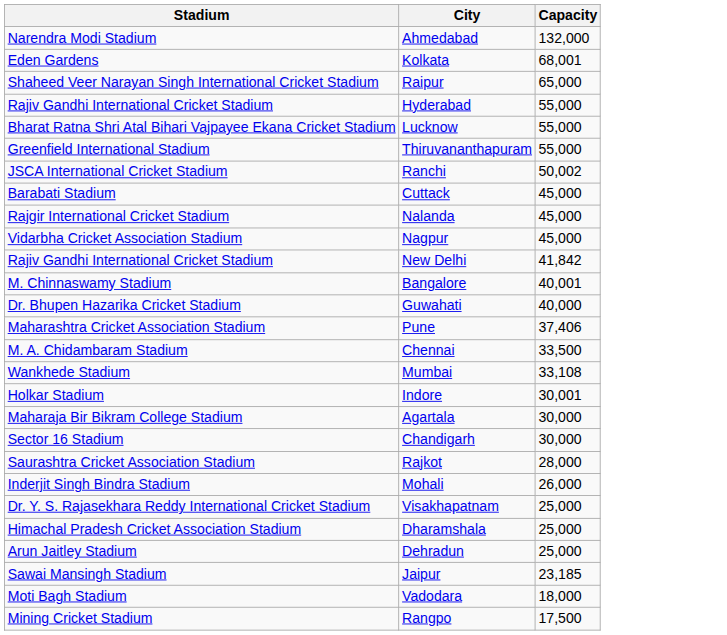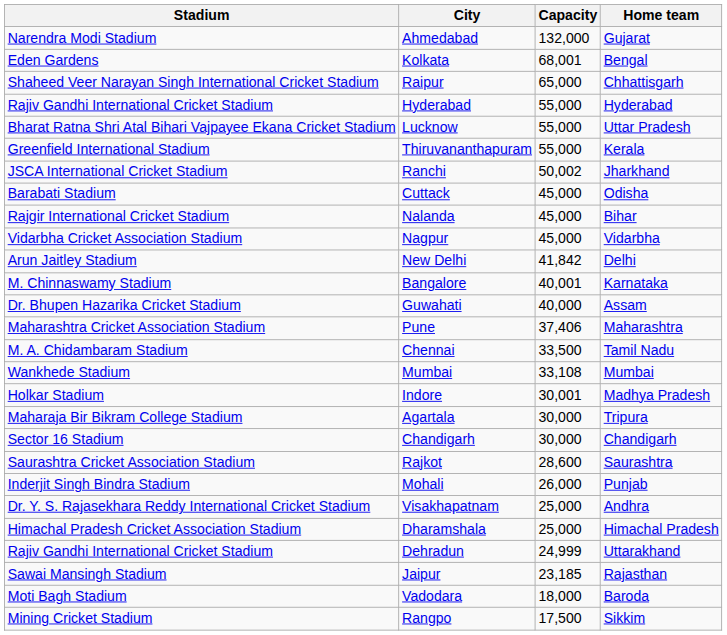+ column: (661, 15)
(140, 261) Rajiv Gandhi International Cricket Stadium -> (72, 261) Arun Jaitley Stadium
(560, 462) 28,000 -> (560, 462) 28,600
(72, 551) Arun Jaitley Stadium -> (140, 551) Rajiv Gandhi International Cricket Stadium
(560, 551) 25,000 -> (560, 551) 24,999
